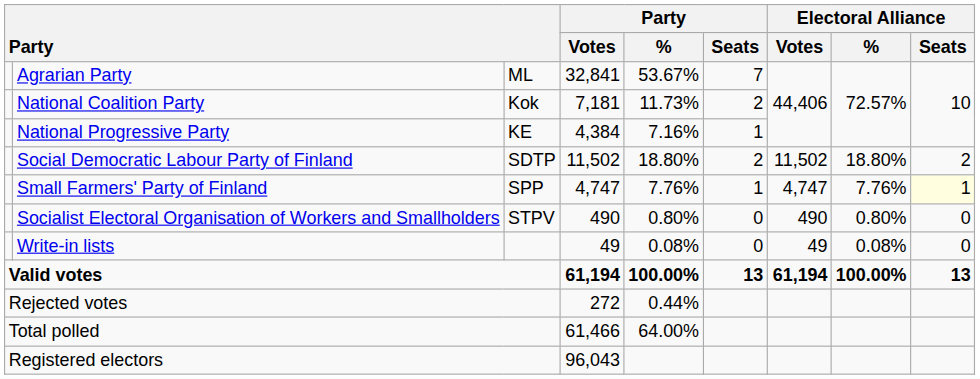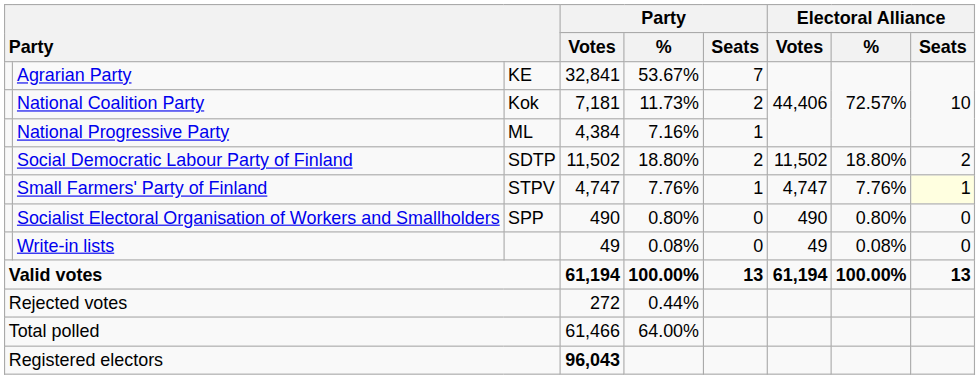(520, 75) ML -> (520, 75) KE
(520, 132) KE -> (520, 132) ML
(526, 189) SPP -> (531, 189) STPV
(531, 217) STPV -> (526, 217) SPP
(593, 359) normal -> (593, 359) bold
